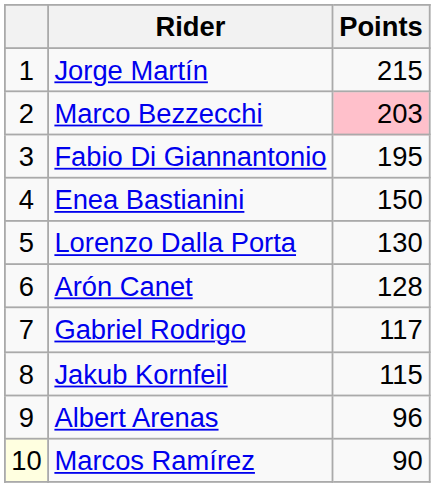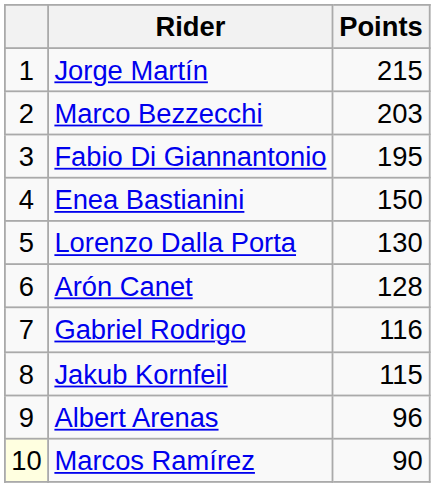(400, 113) pink background -> (400, 113) no background
(401, 330) 117 -> (401, 330) 116
